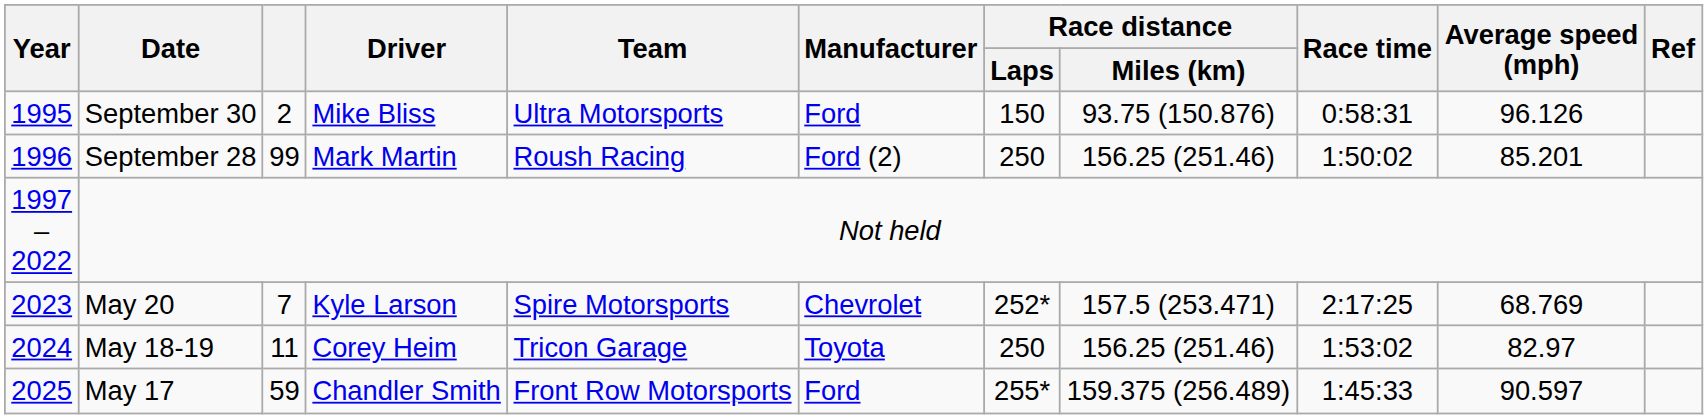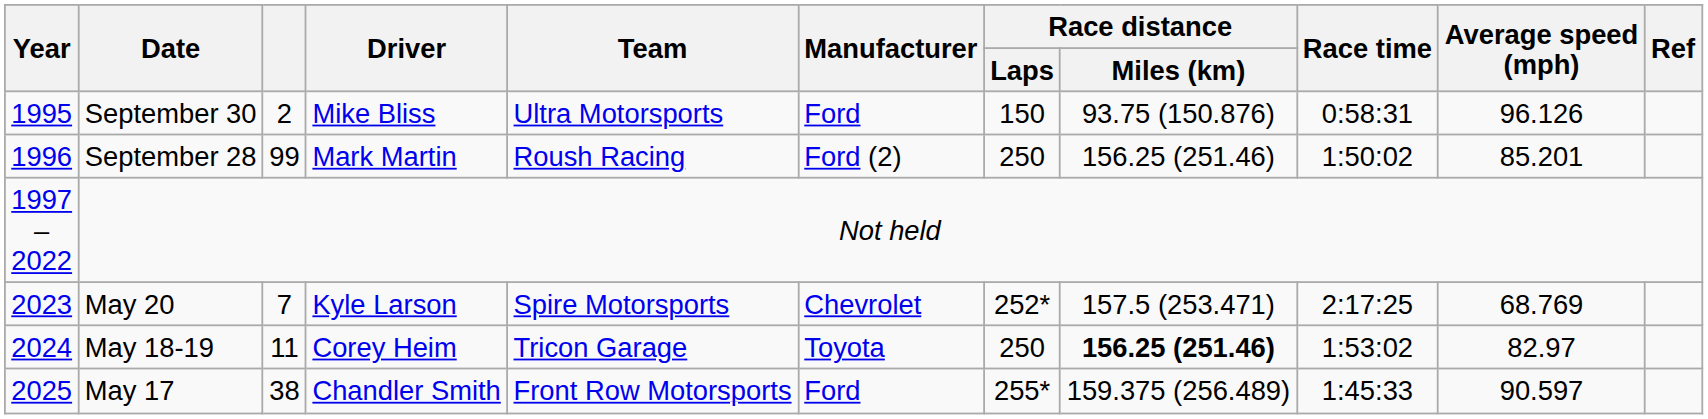(1178, 348) normal -> (1178, 348) bold
(284, 391) 59 -> (284, 391) 38
